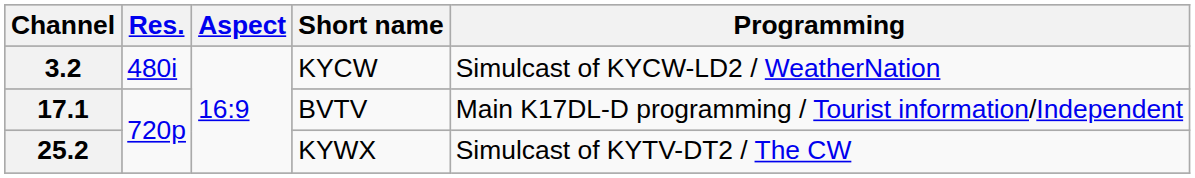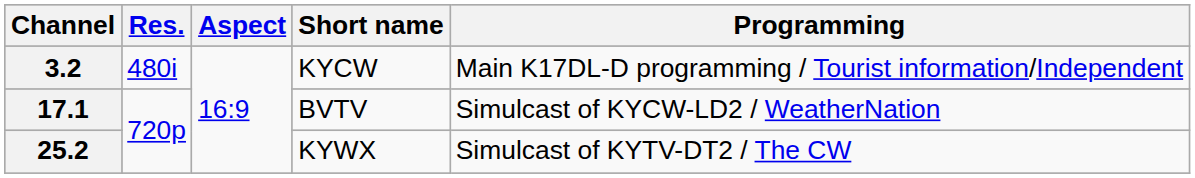(698, 67) Simulcast of KYCW-LD2 / WeatherNation -> (819, 67) Main K17DL-D programming / Tourist information/Independent
(819, 109) Main K17DL-D programming / Tourist information/Independent -> (698, 109) Simulcast of KYCW-LD2 / WeatherNation
